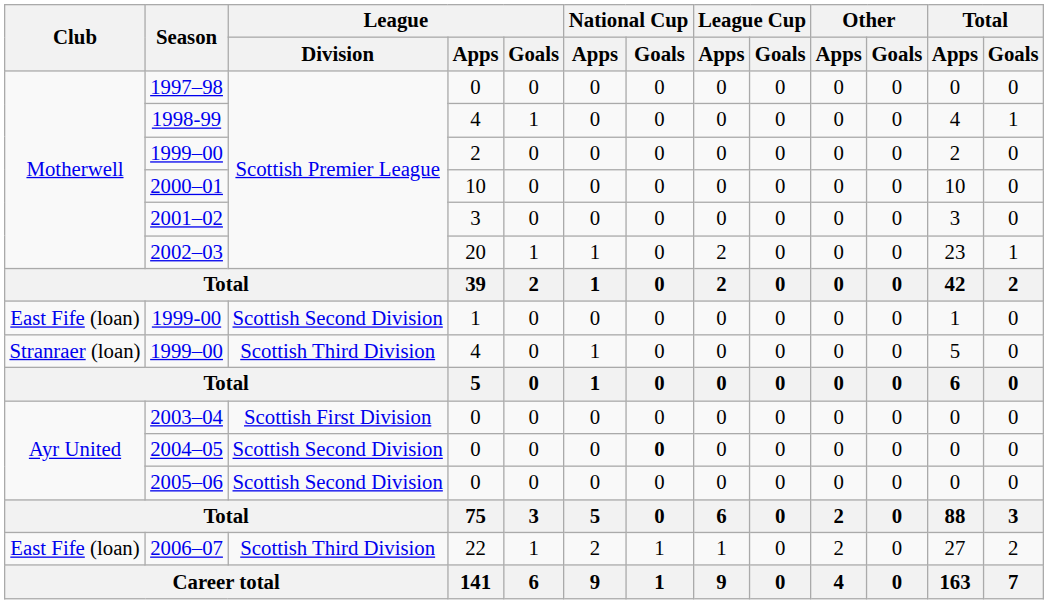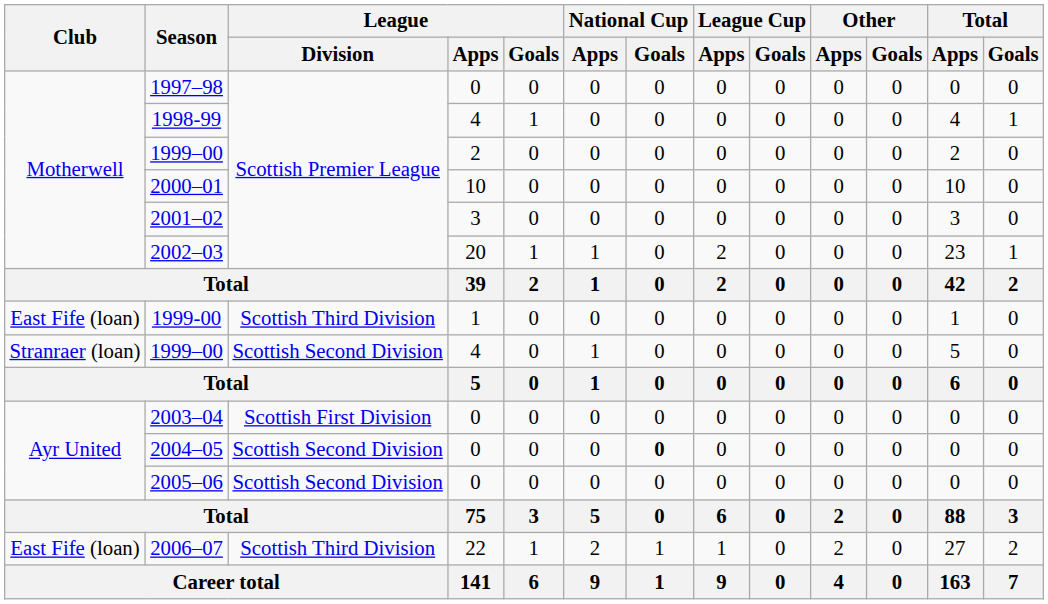(338, 317) Scottish Second Division -> (338, 317) Scottish Third Division
(338, 350) Scottish Third Division -> (338, 350) Scottish Second Division
